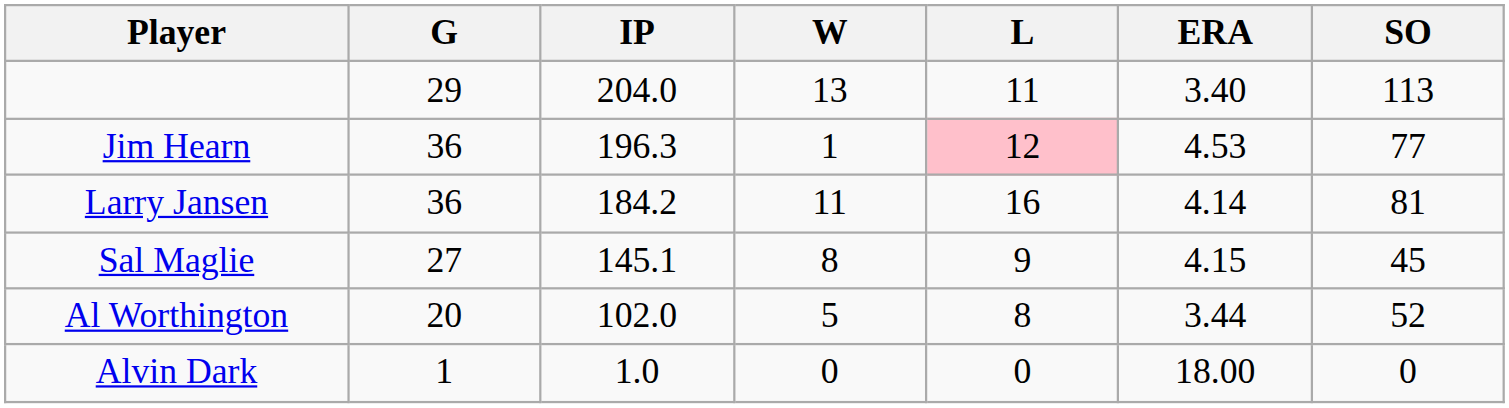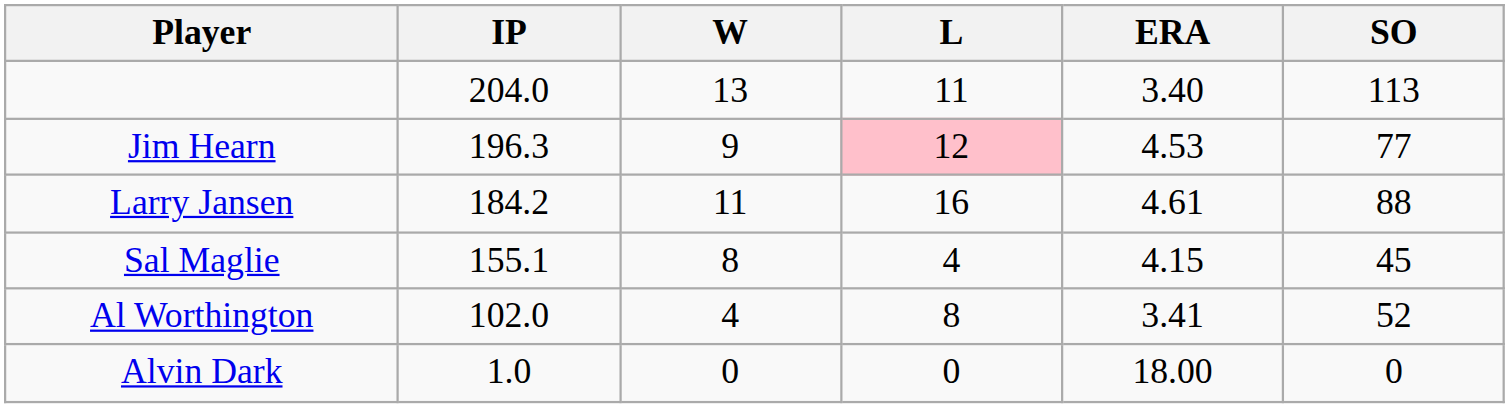- column: (444, 32)
(830, 145) 1 -> (730, 145) 9
(1215, 202) 4.14 -> (1173, 202) 4.61
(1408, 202) 81 -> (1394, 202) 88
(637, 259) 145.1 -> (509, 259) 155.1
(1022, 259) 9 -> (951, 259) 4
(830, 315) 5 -> (730, 315) 4
(1215, 315) 3.44 -> (1173, 315) 3.41
